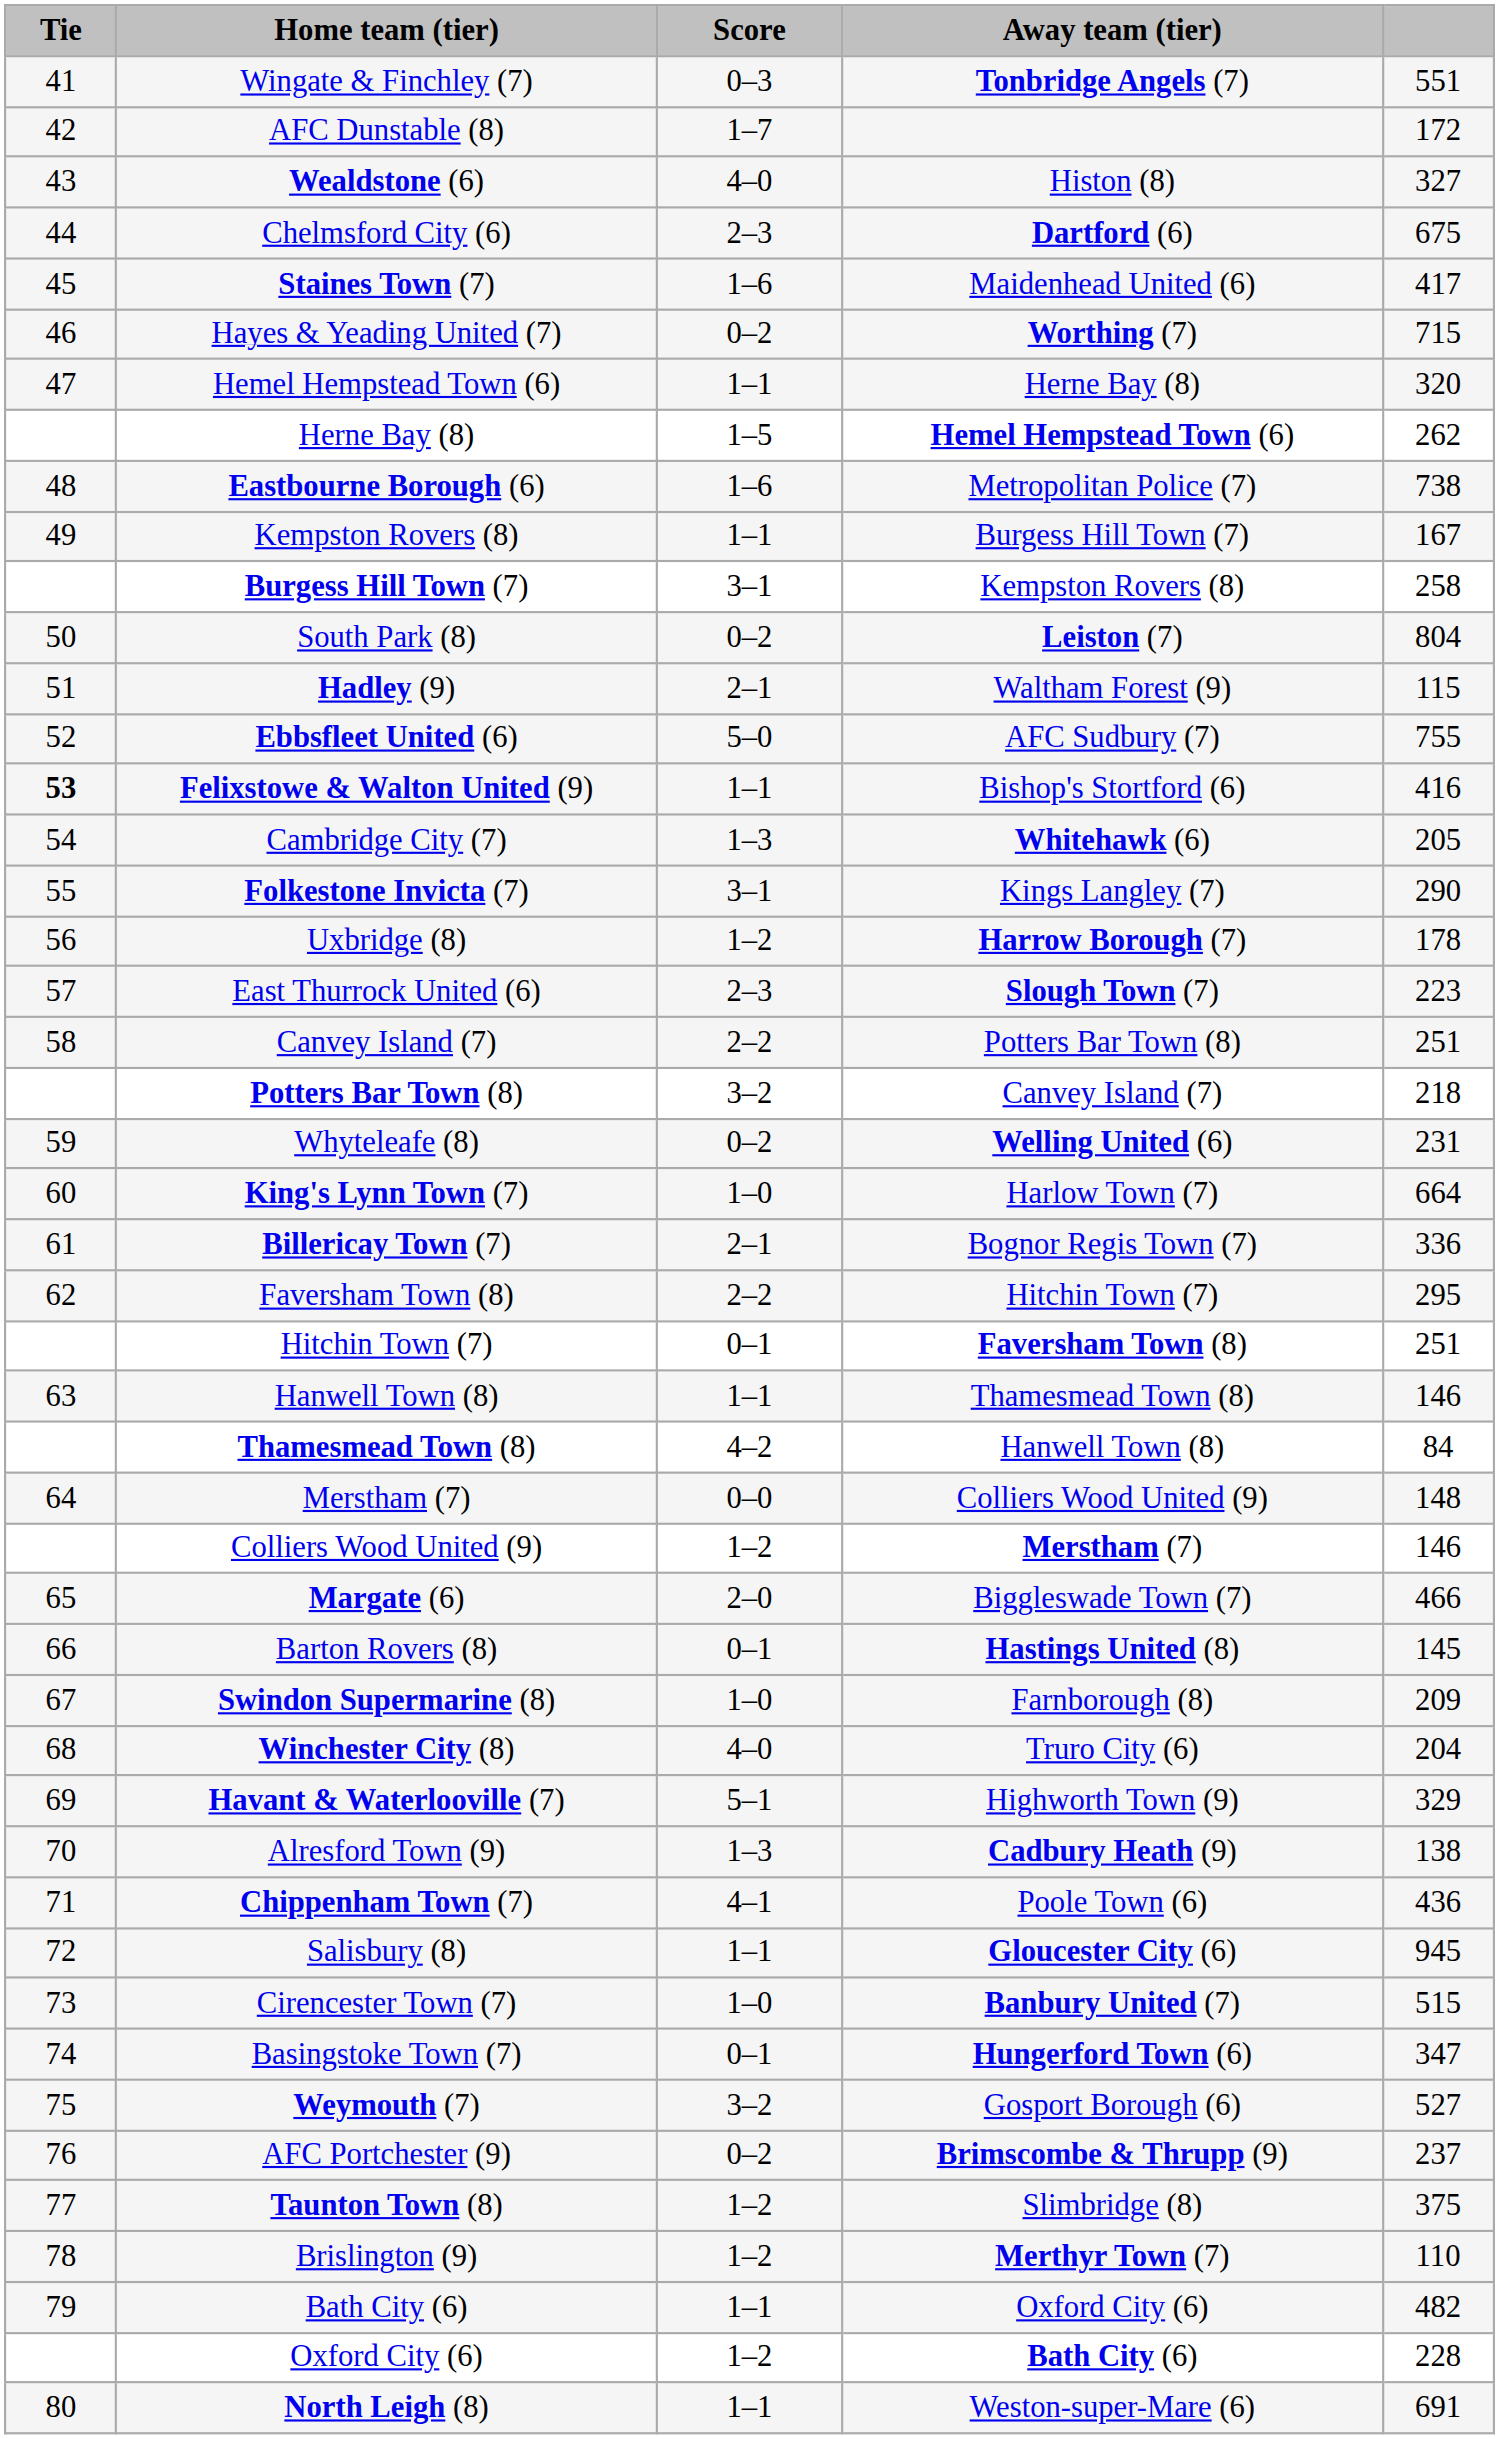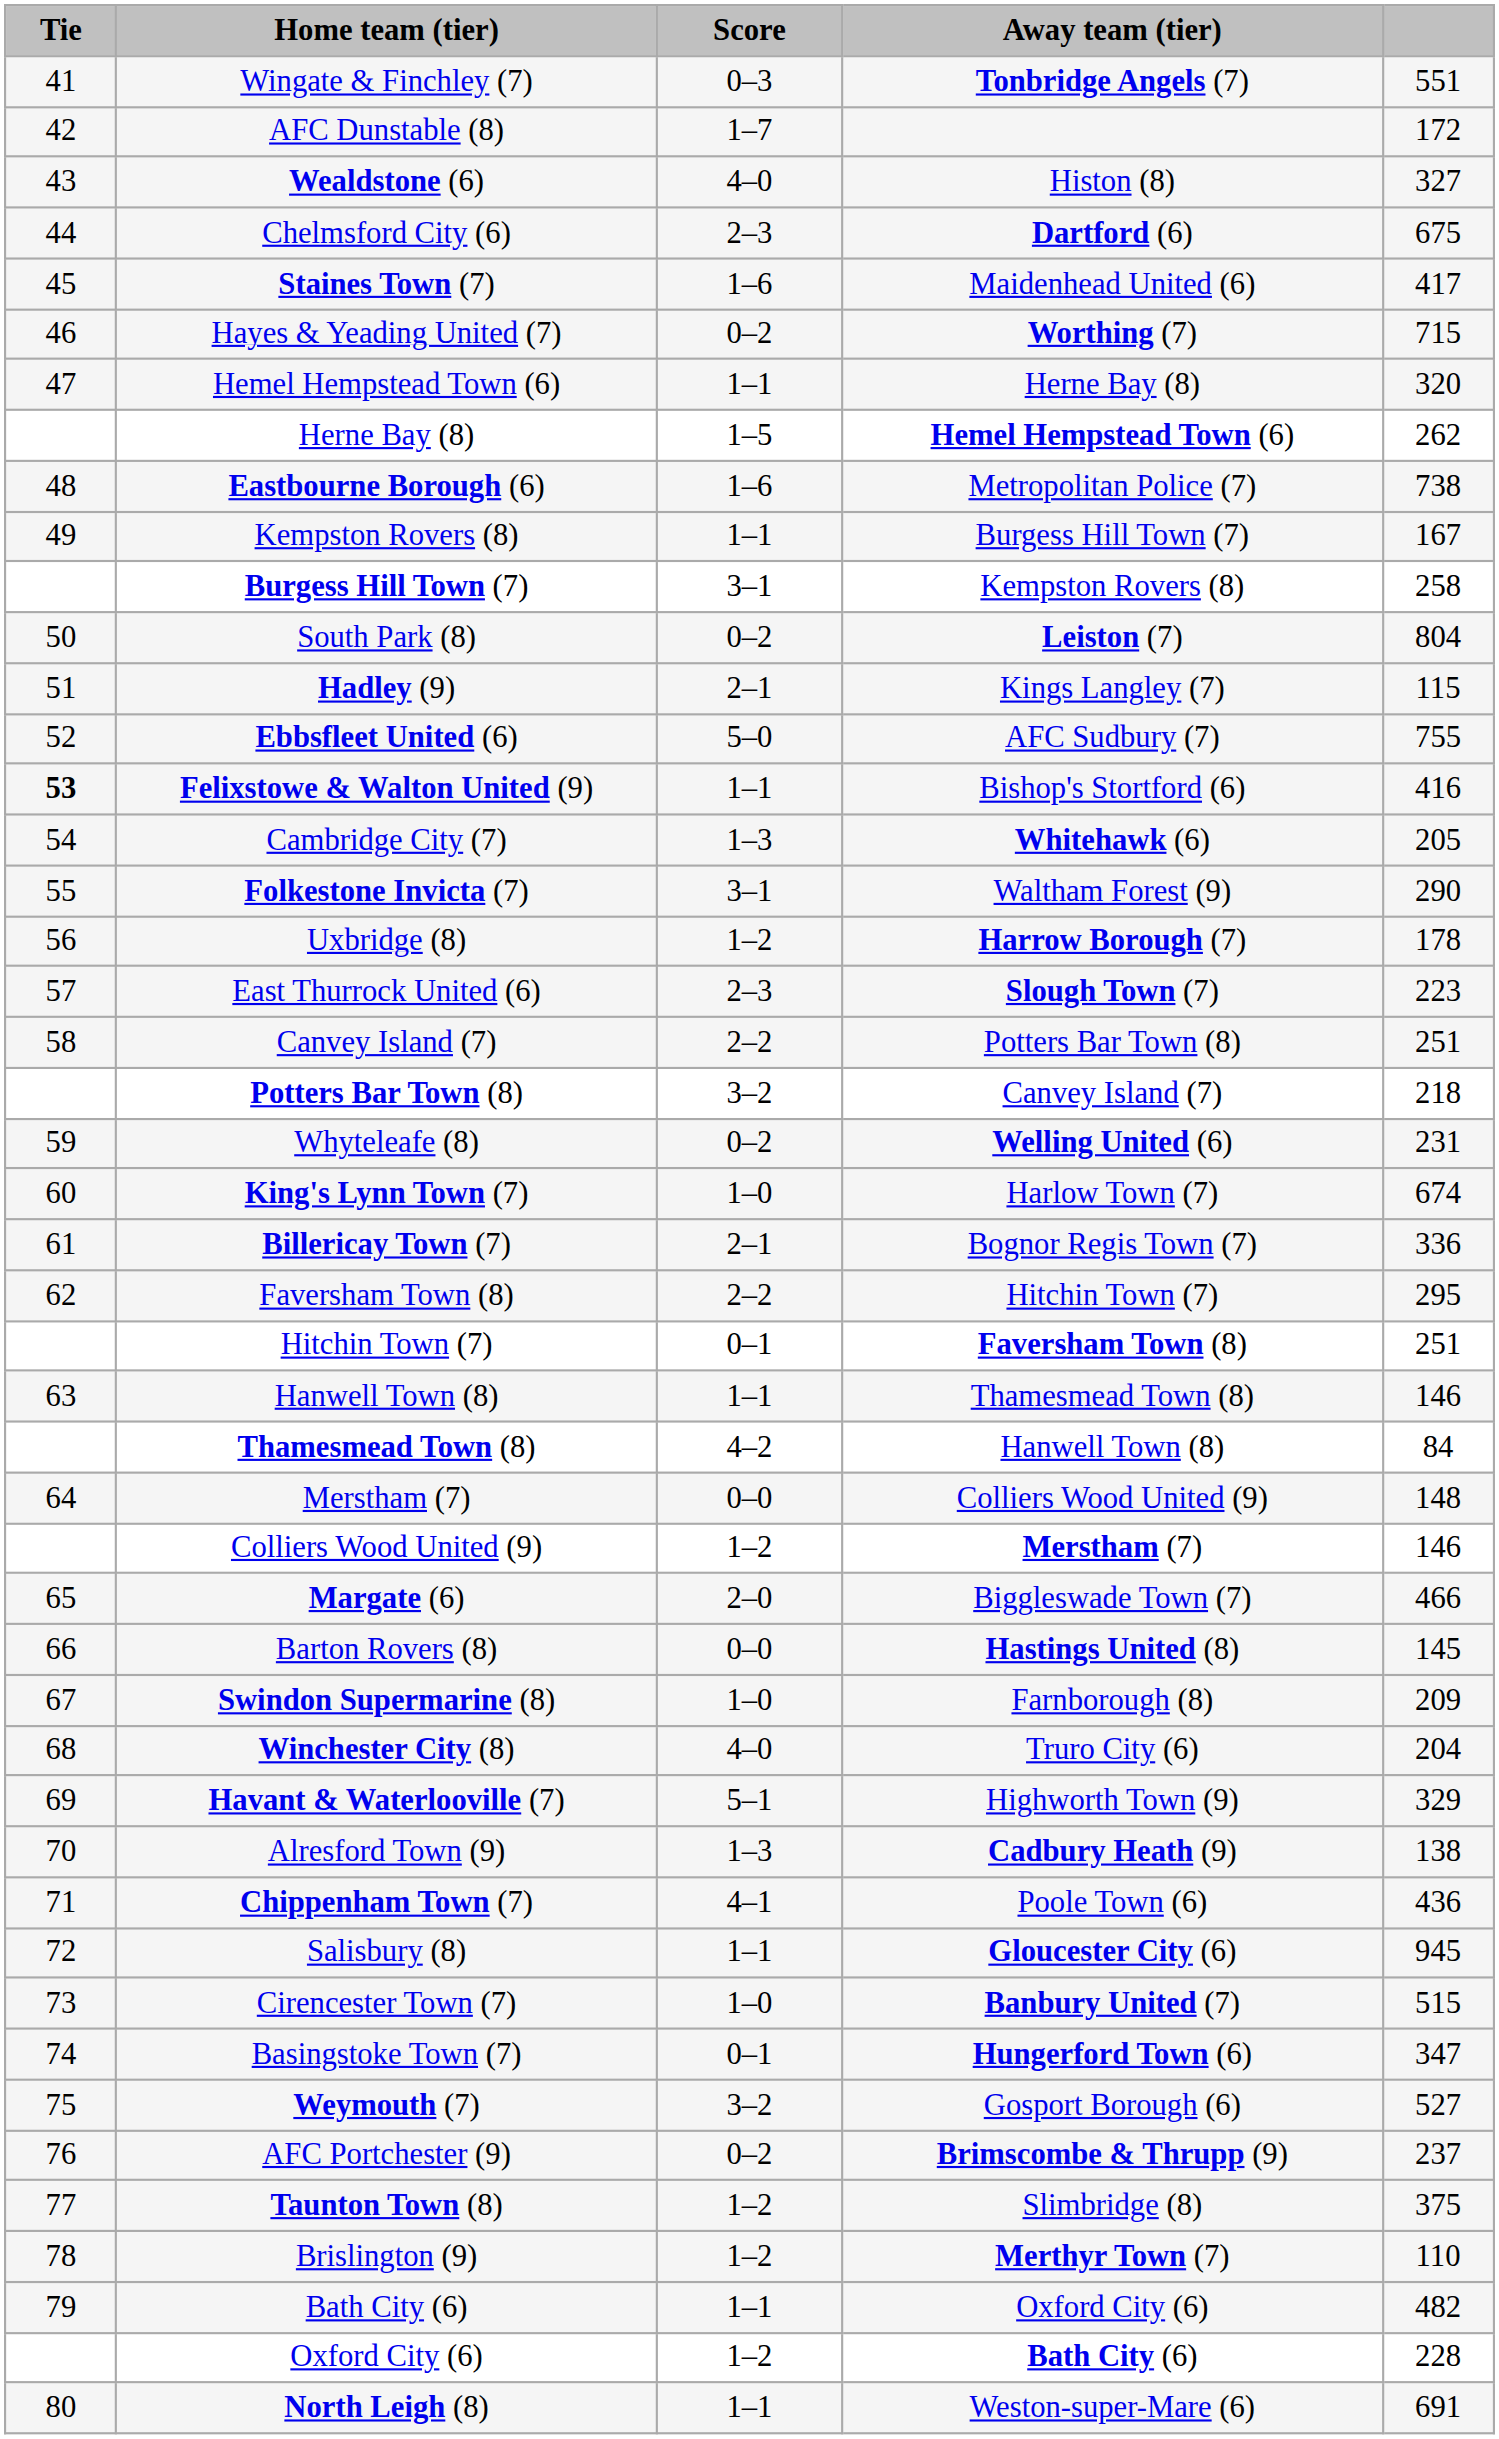(1112, 687) Waltham Forest (9) -> (1112, 687) Kings Langley (7)
(1112, 890) Kings Langley (7) -> (1112, 890) Waltham Forest (9)
(1438, 1193) 664 -> (1438, 1193) 674
(749, 1648) 0–1 -> (749, 1648) 0–0
